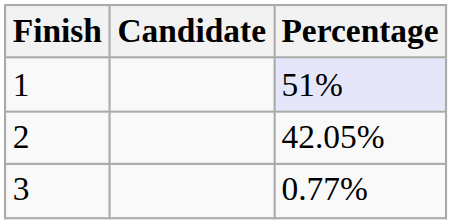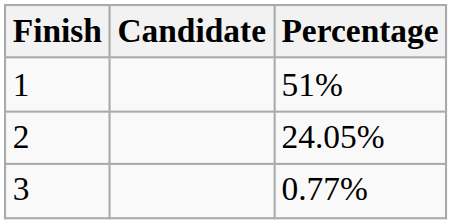(312, 84) lavender background -> (312, 84) no background
(333, 137) 42.05% -> (333, 137) 24.05%
